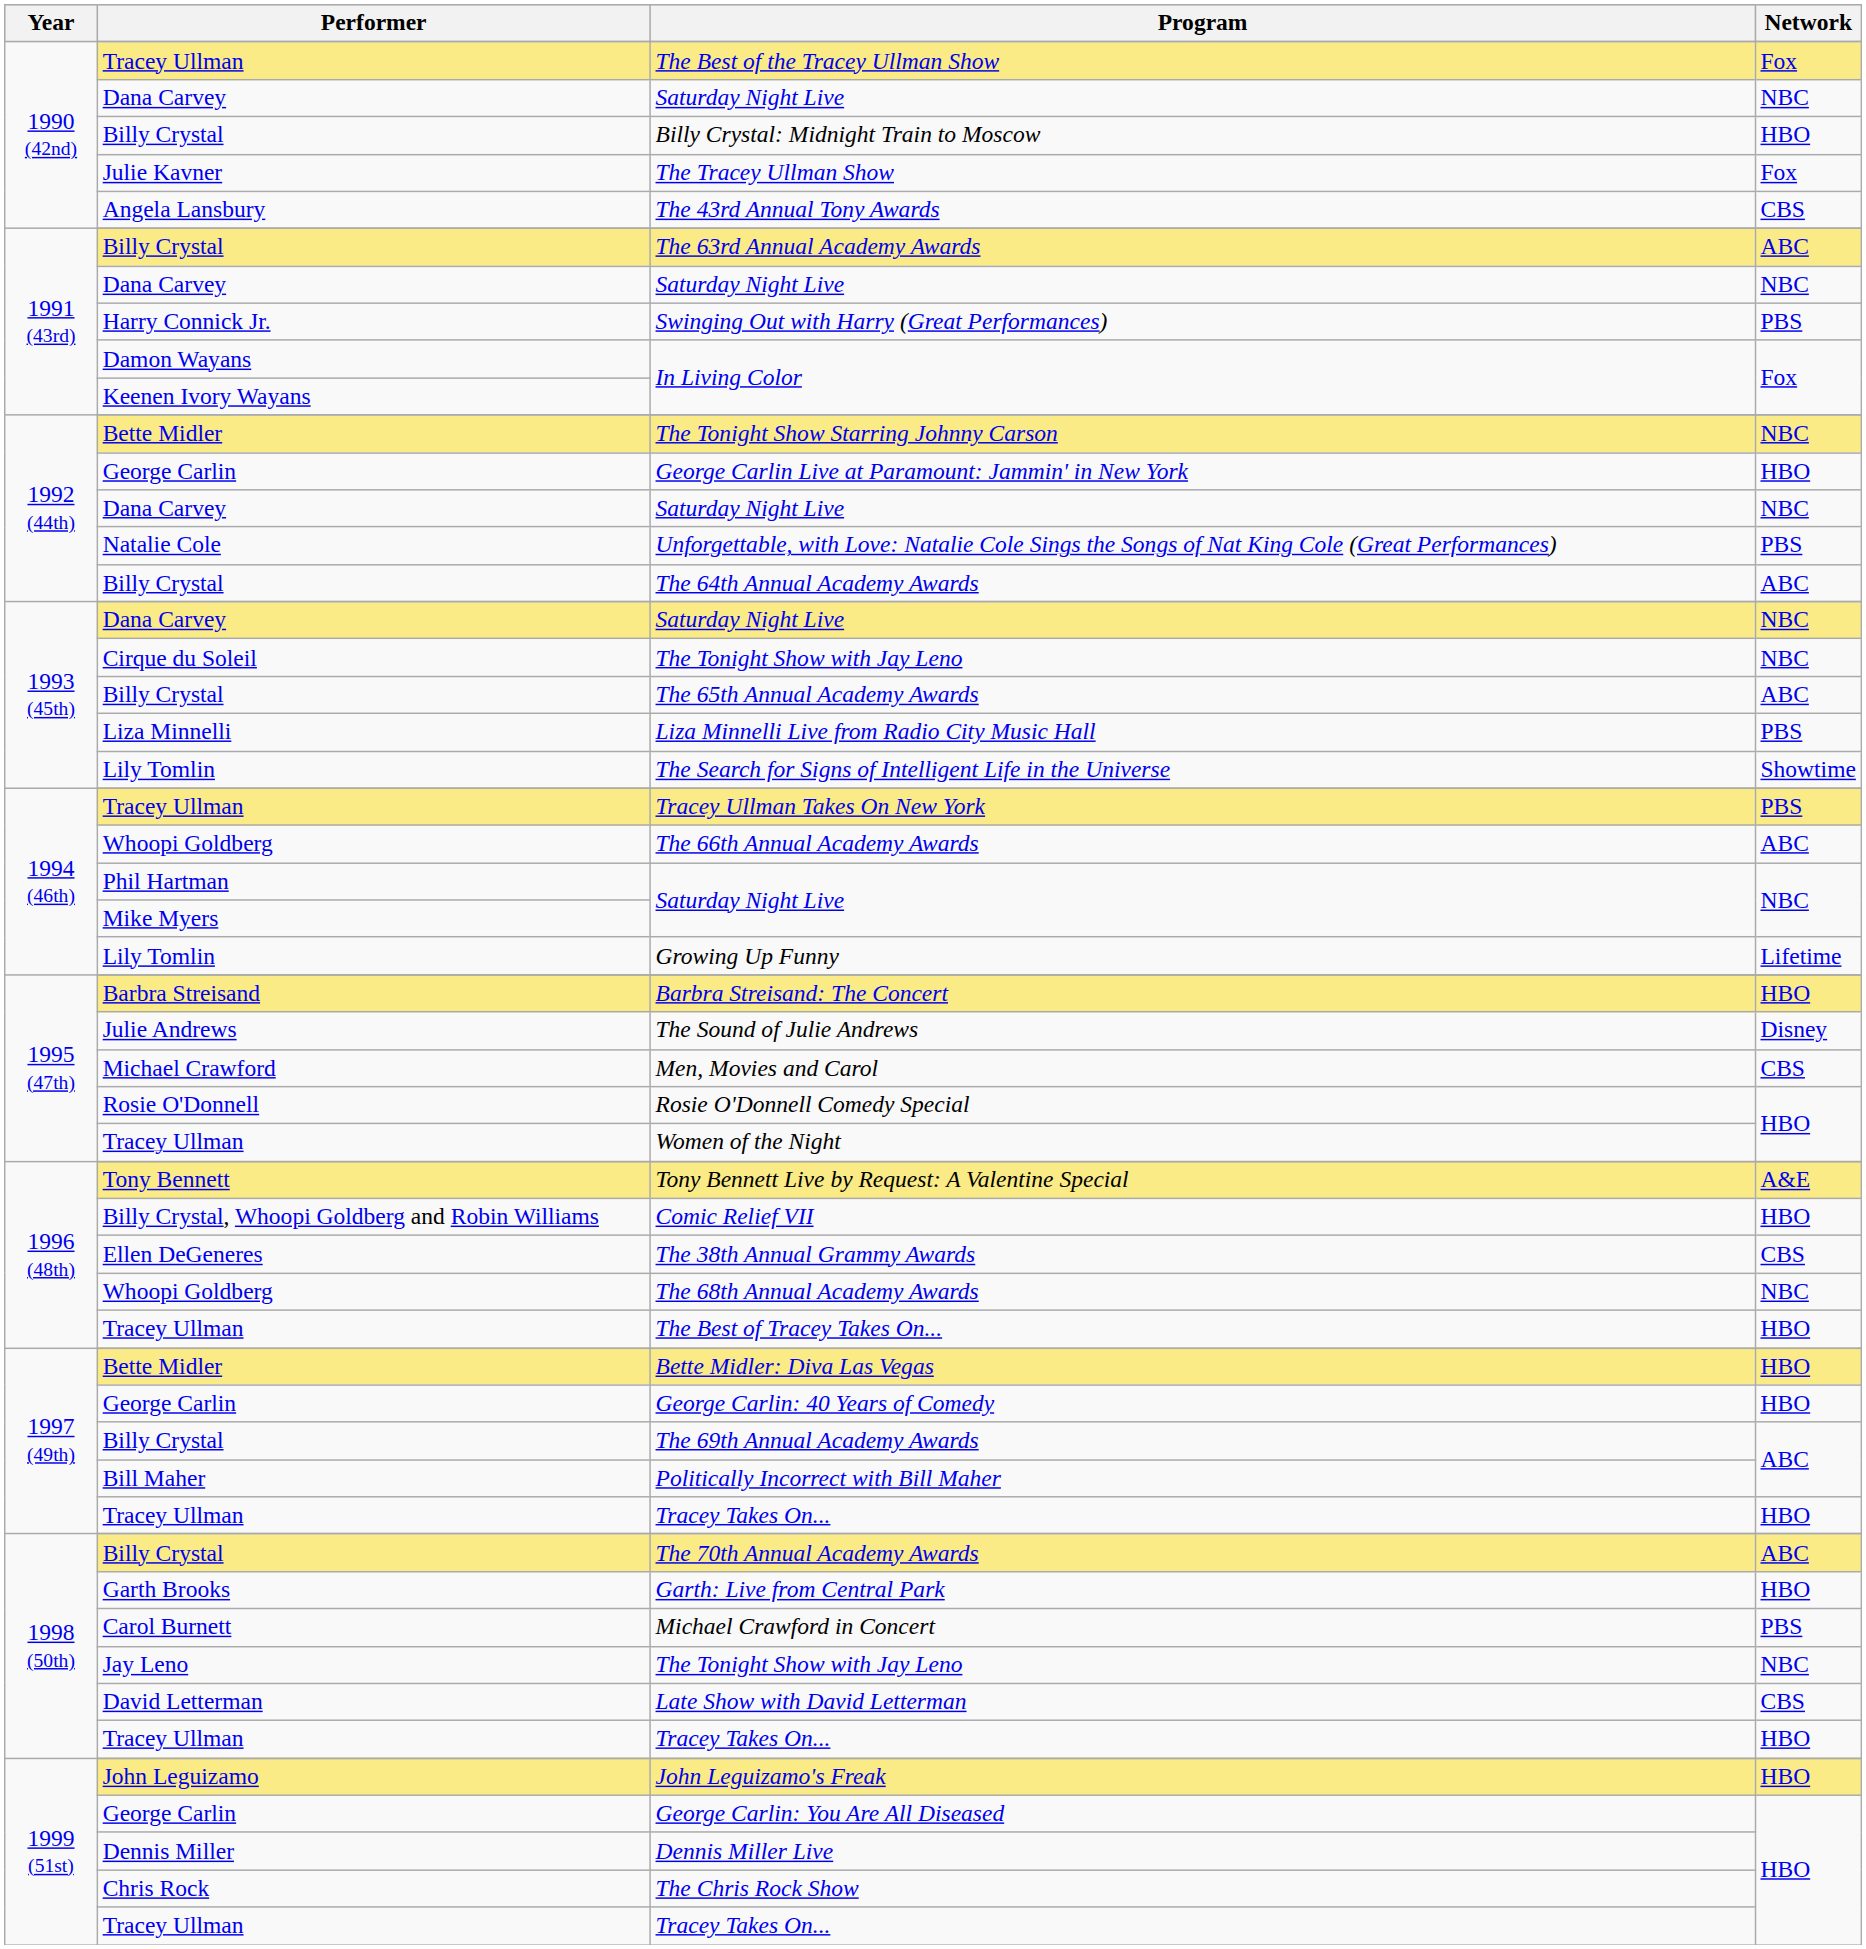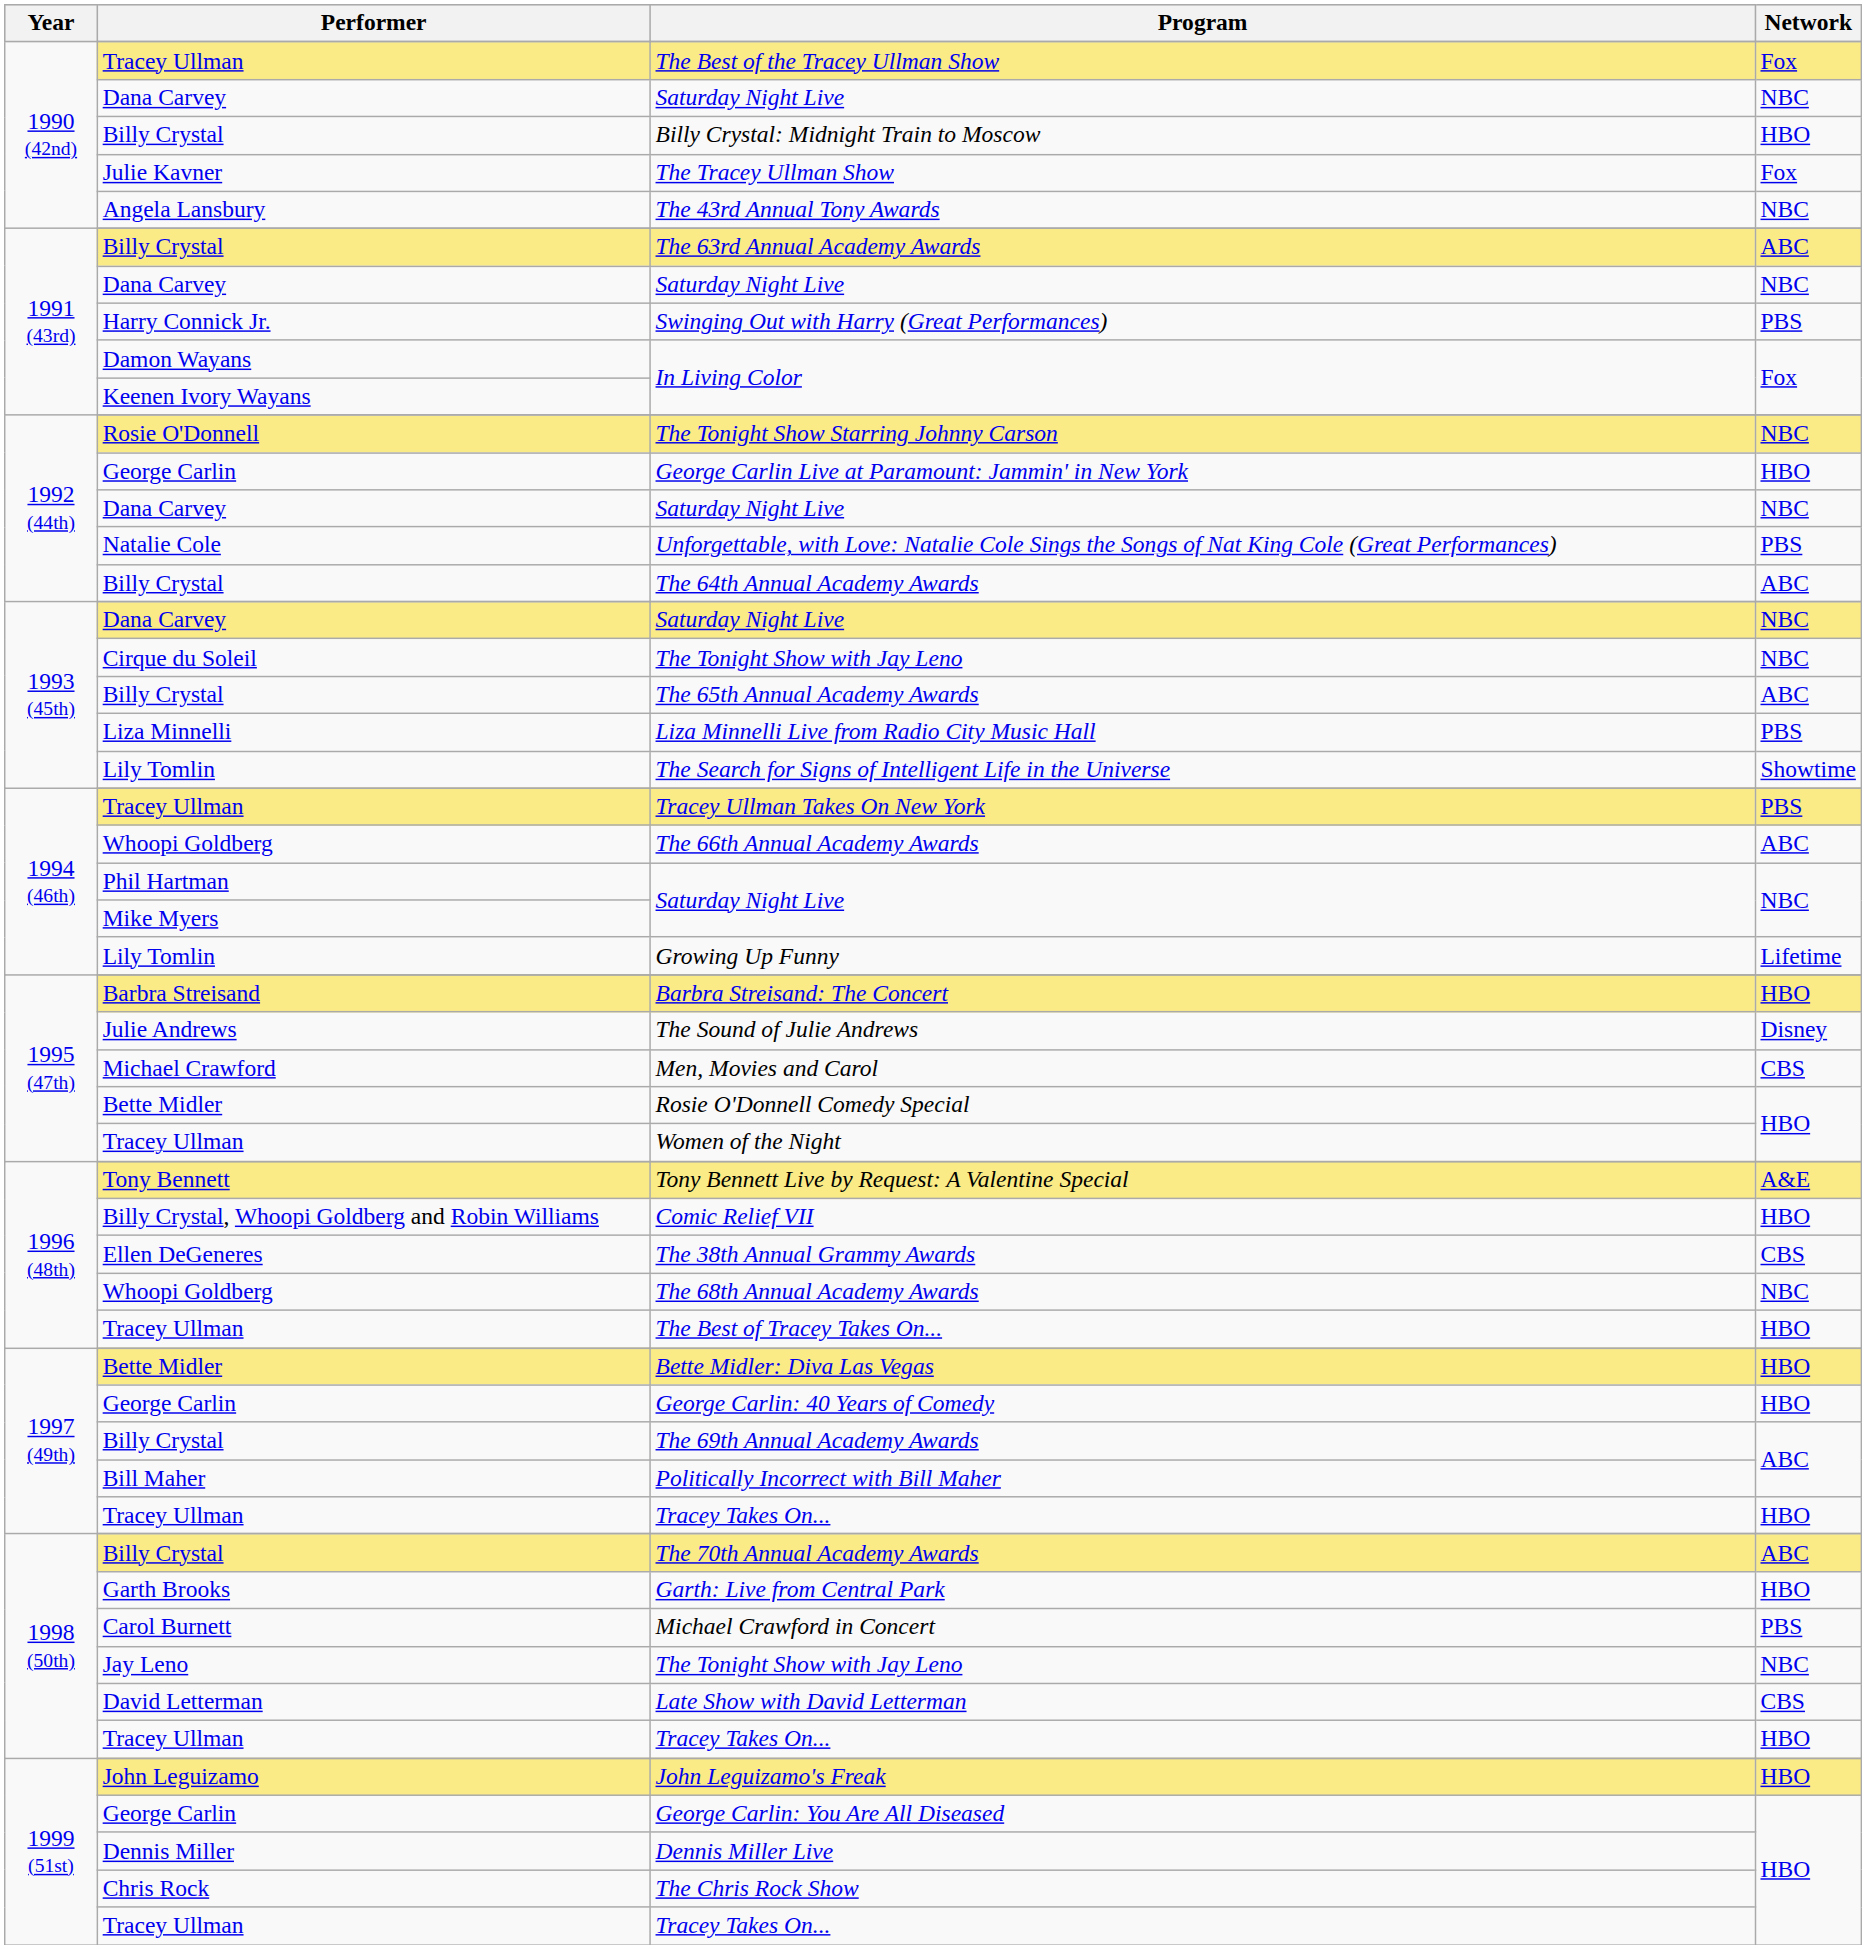(1783, 209) CBS -> (1785, 209) NBC
(162, 433) Bette Midler -> (181, 433) Rosie O'Donnell
(181, 1104) Rosie O'Donnell -> (162, 1104) Bette Midler
